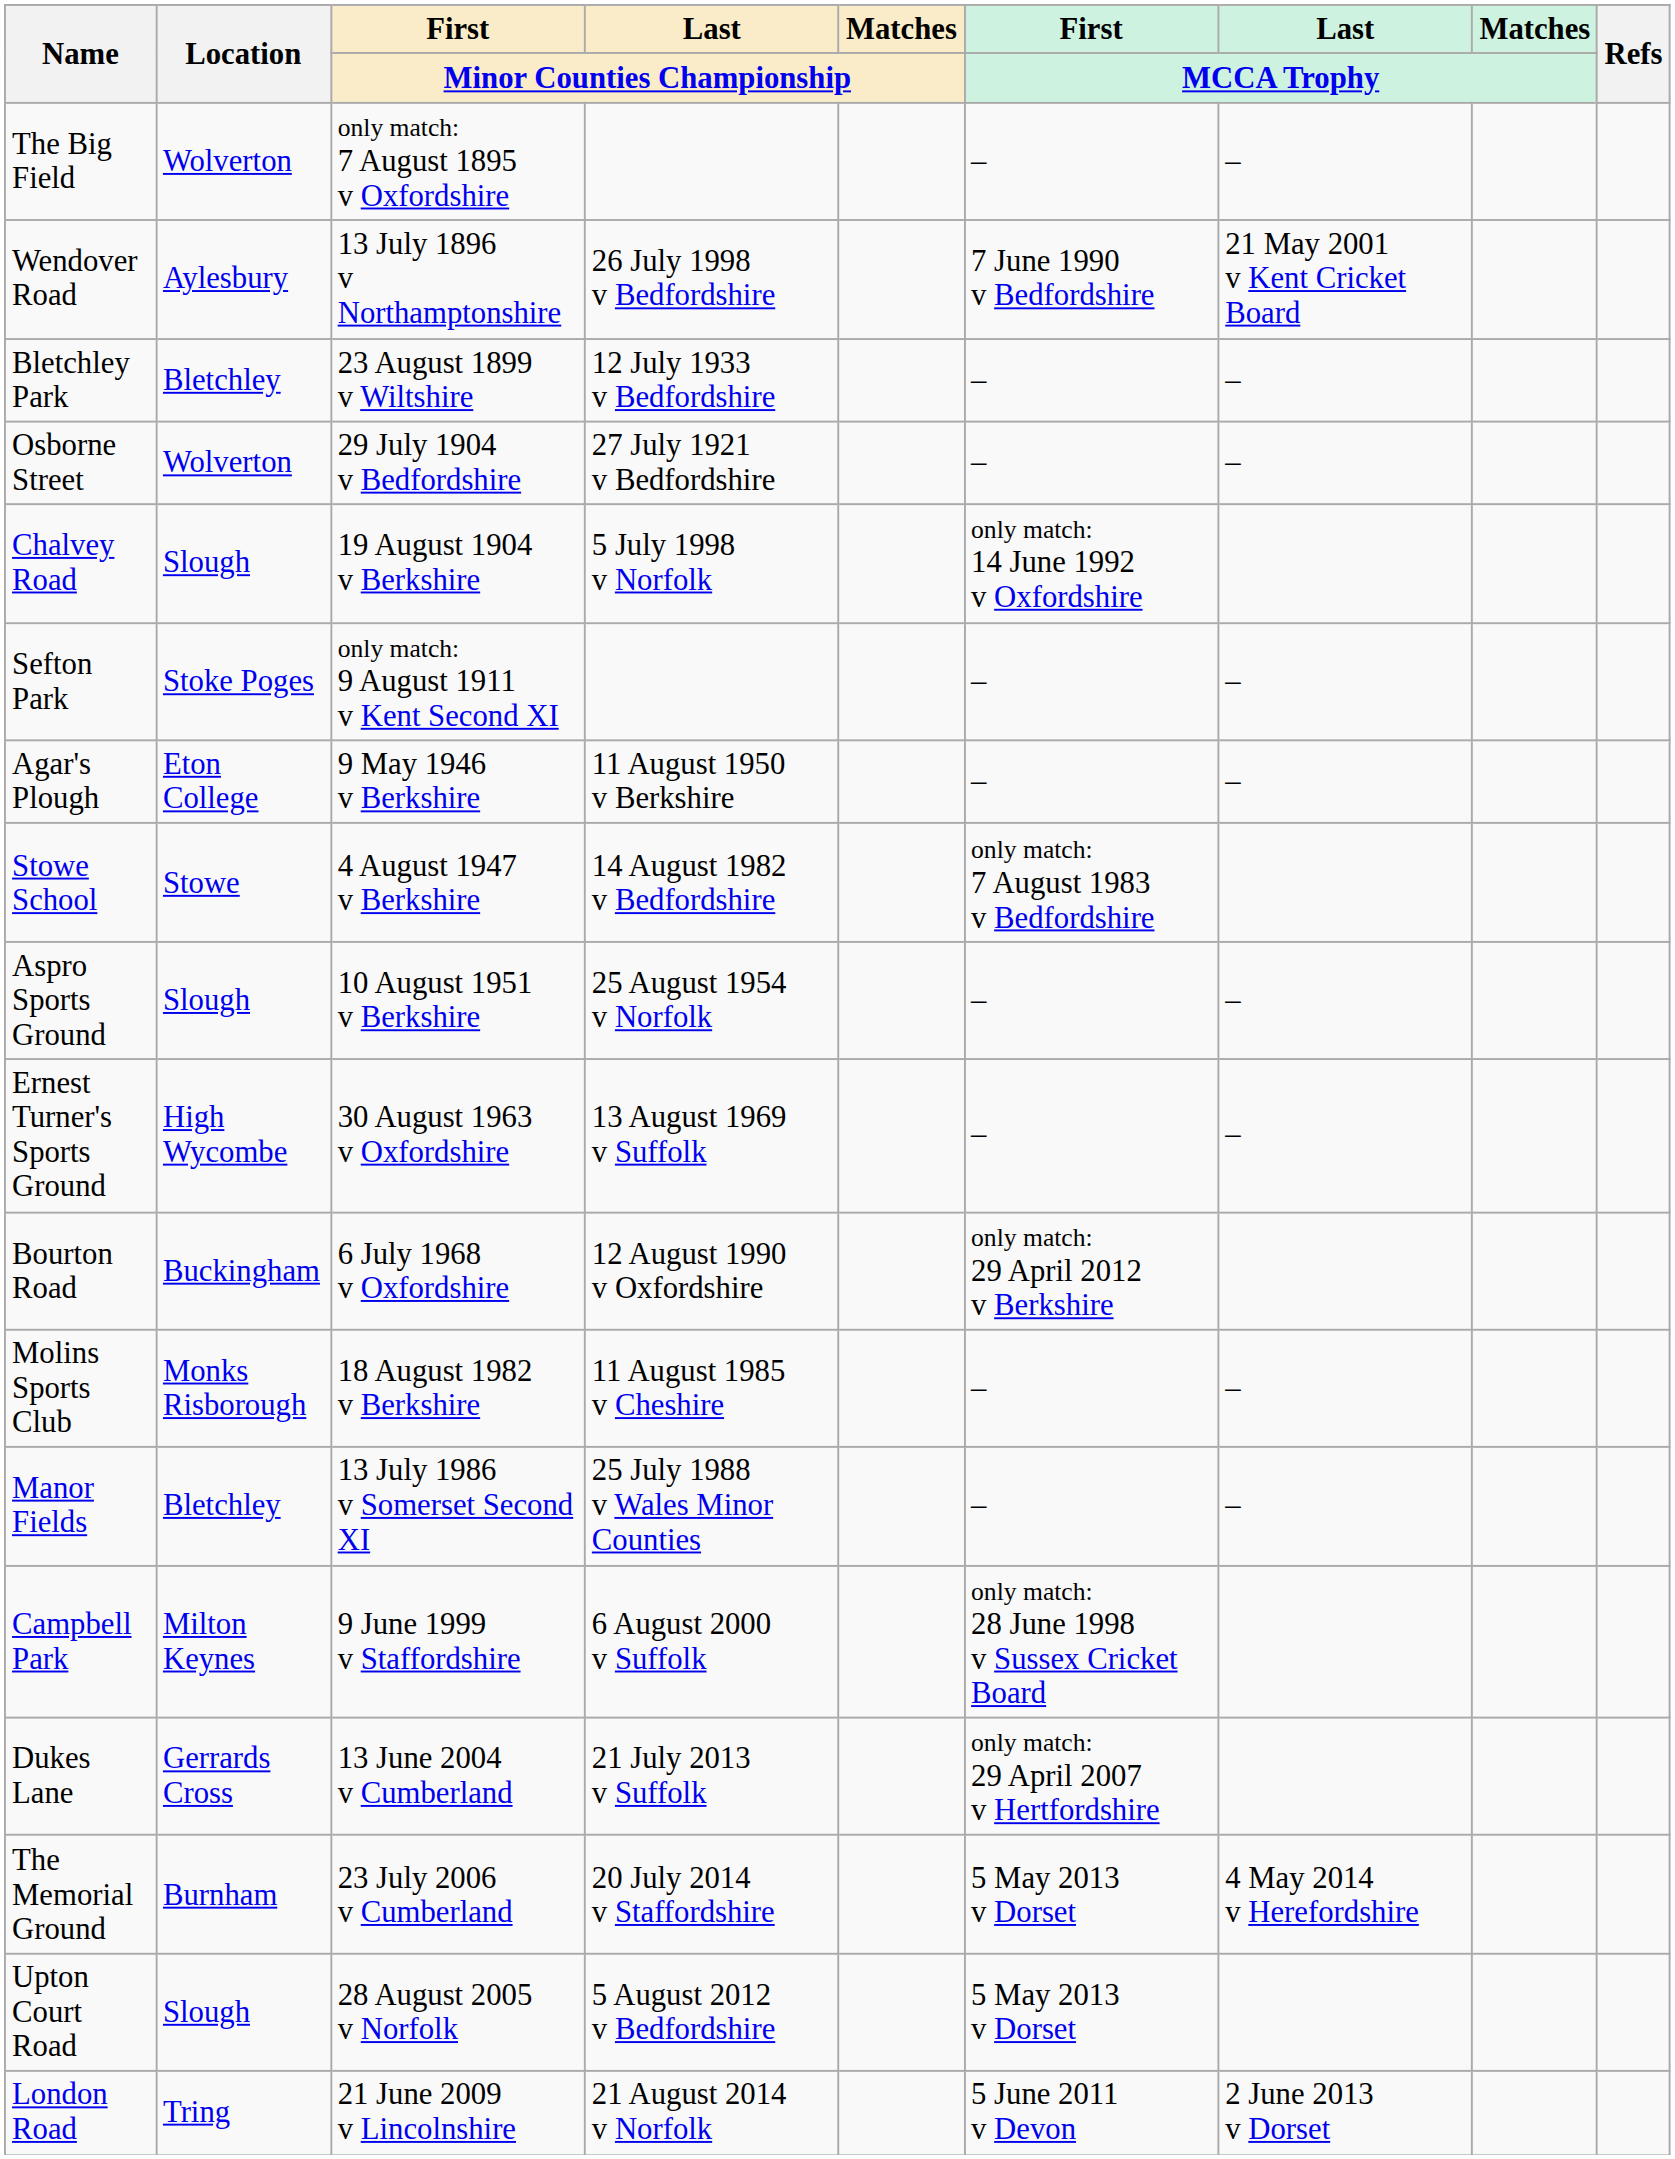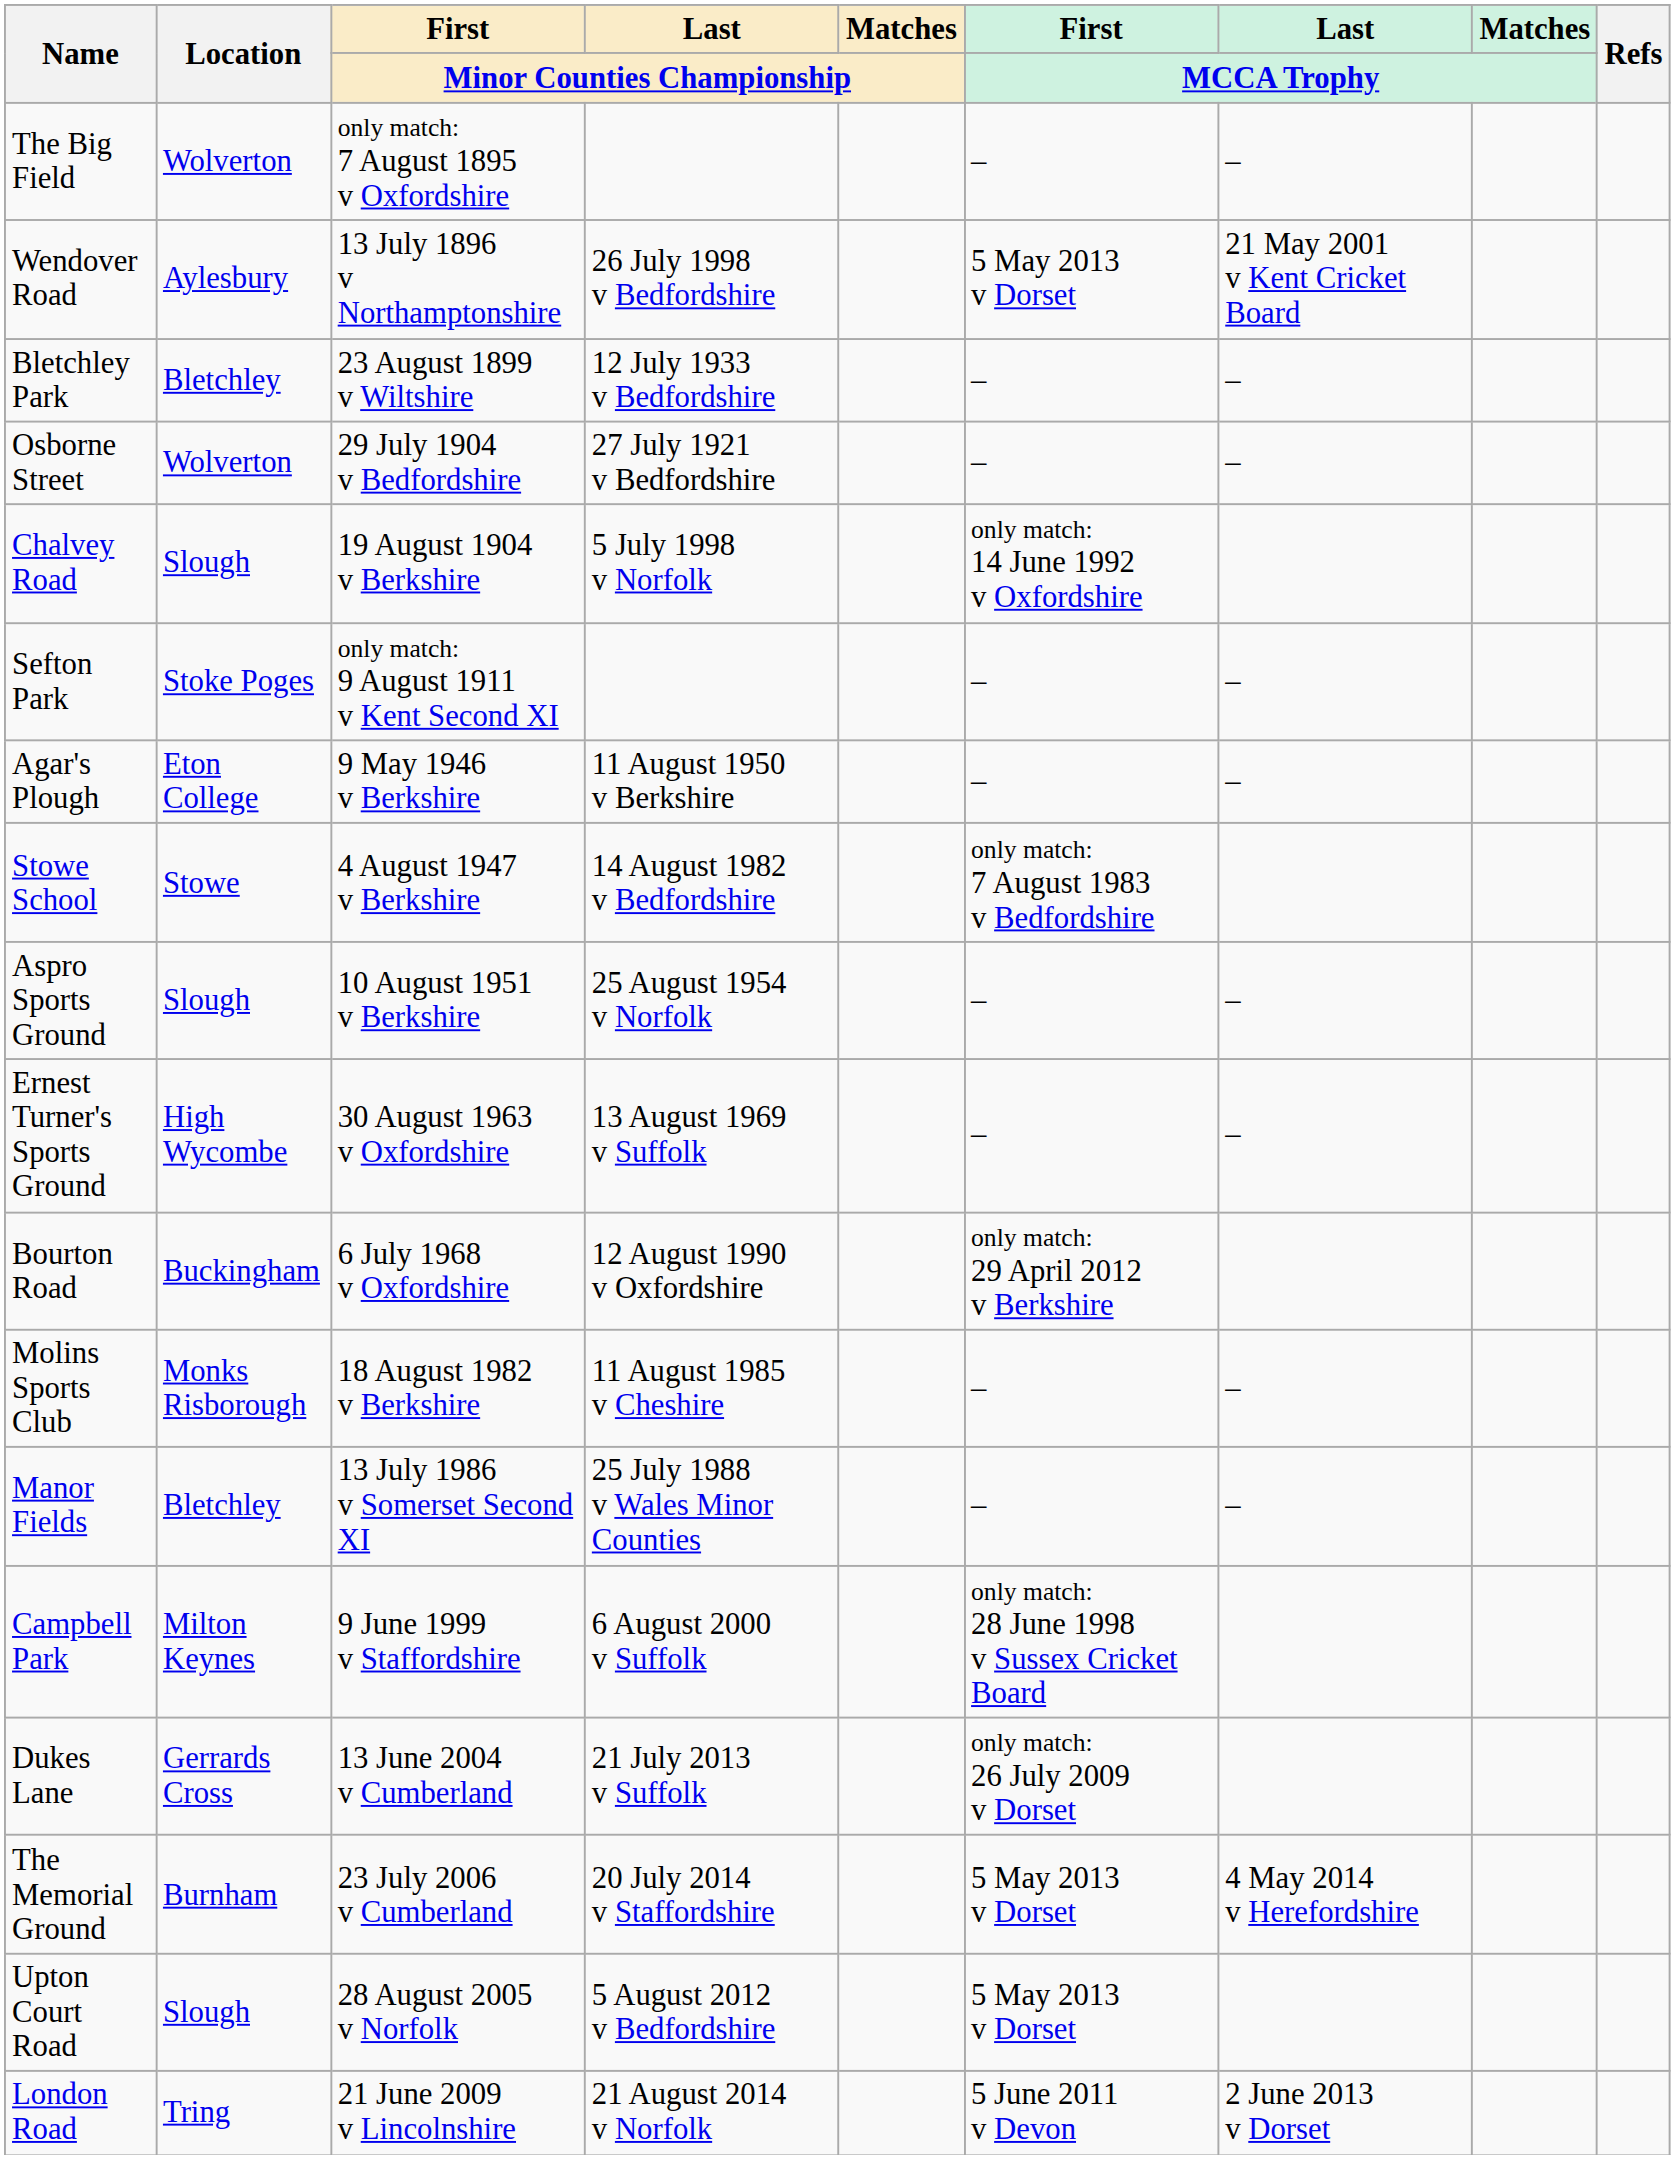(1063, 278) 7 June 1990 v Bedfordshire -> (1045, 278) 5 May 2013 v Dorset
(1065, 1777) only match: 29 April 2007 v Hertfordshire -> (1050, 1777) only match: 26 July 2009 v Dorset
